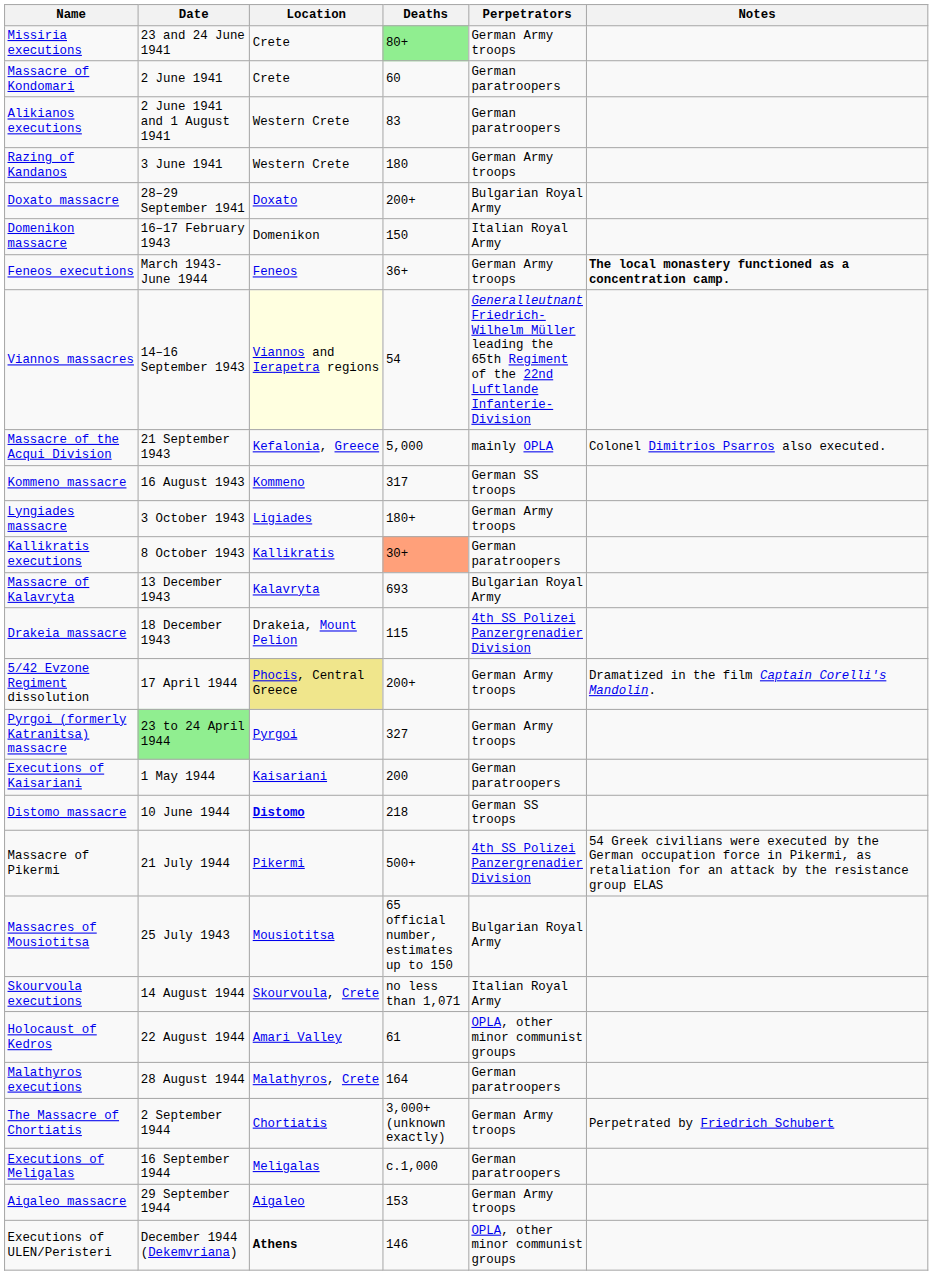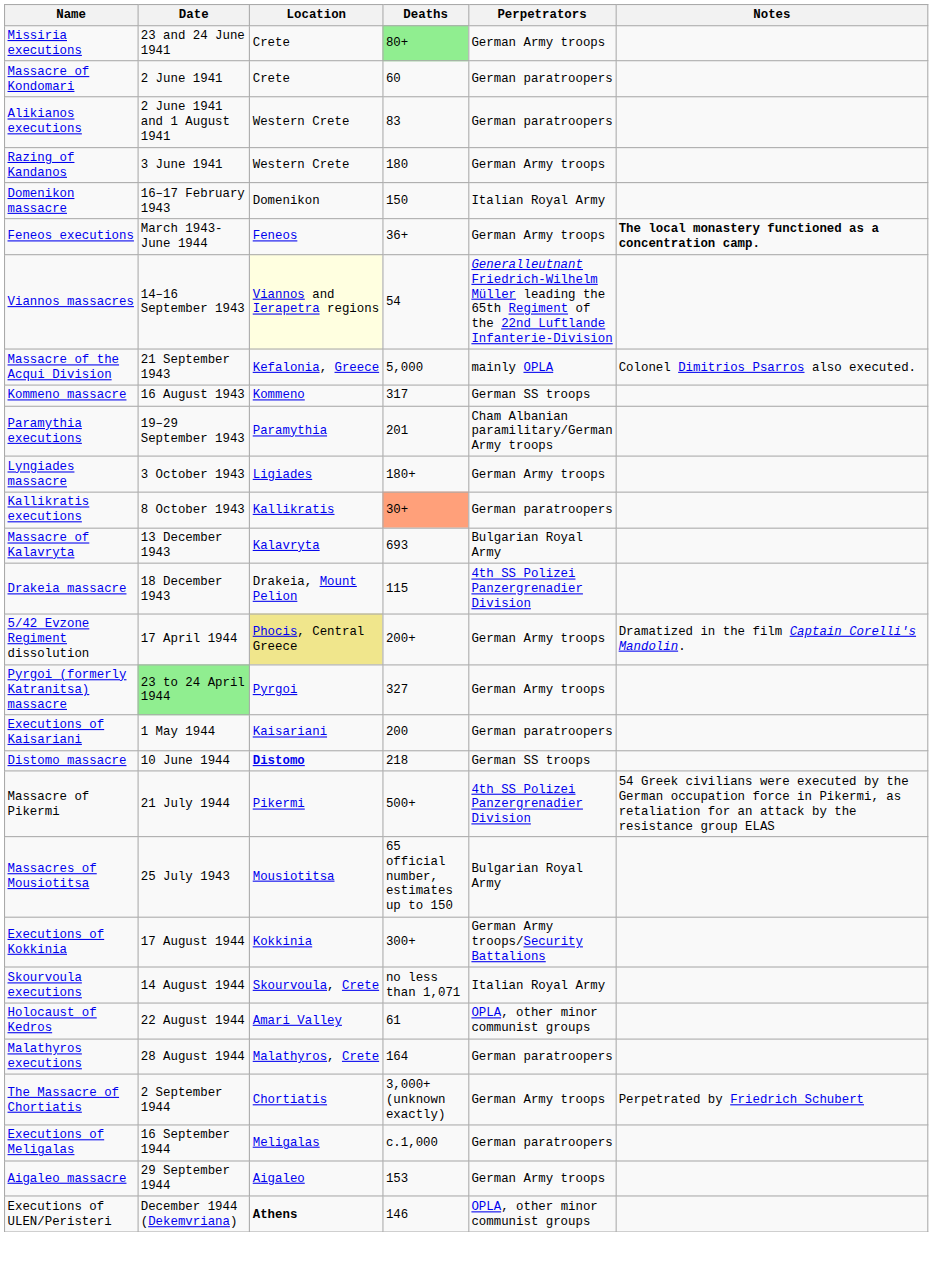- row: (63, 200)
+ row: (45, 431)
+ row: (56, 942)
